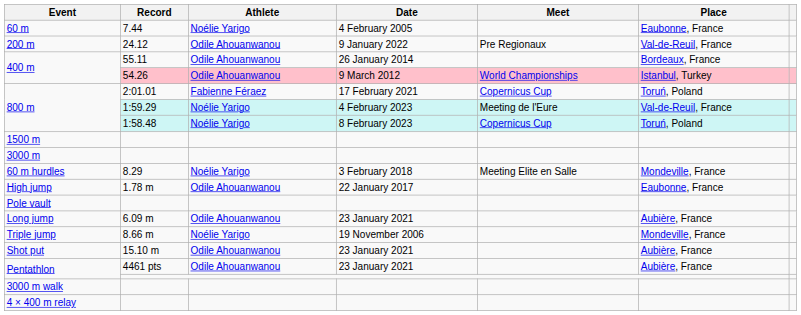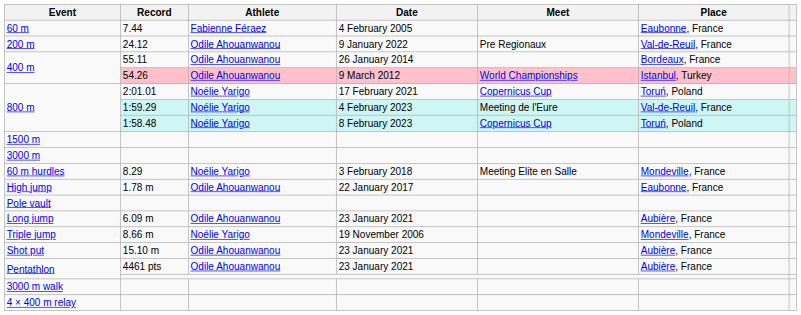(220, 28) Noélie Yarigo -> (228, 28) Fabienne Féraez
(228, 92) Fabienne Féraez -> (220, 92) Noélie Yarigo
